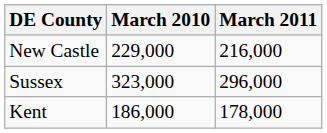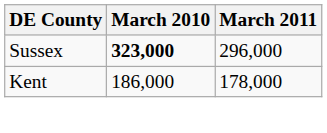- row: (54, 50)
(143, 81) normal -> (143, 50) bold
